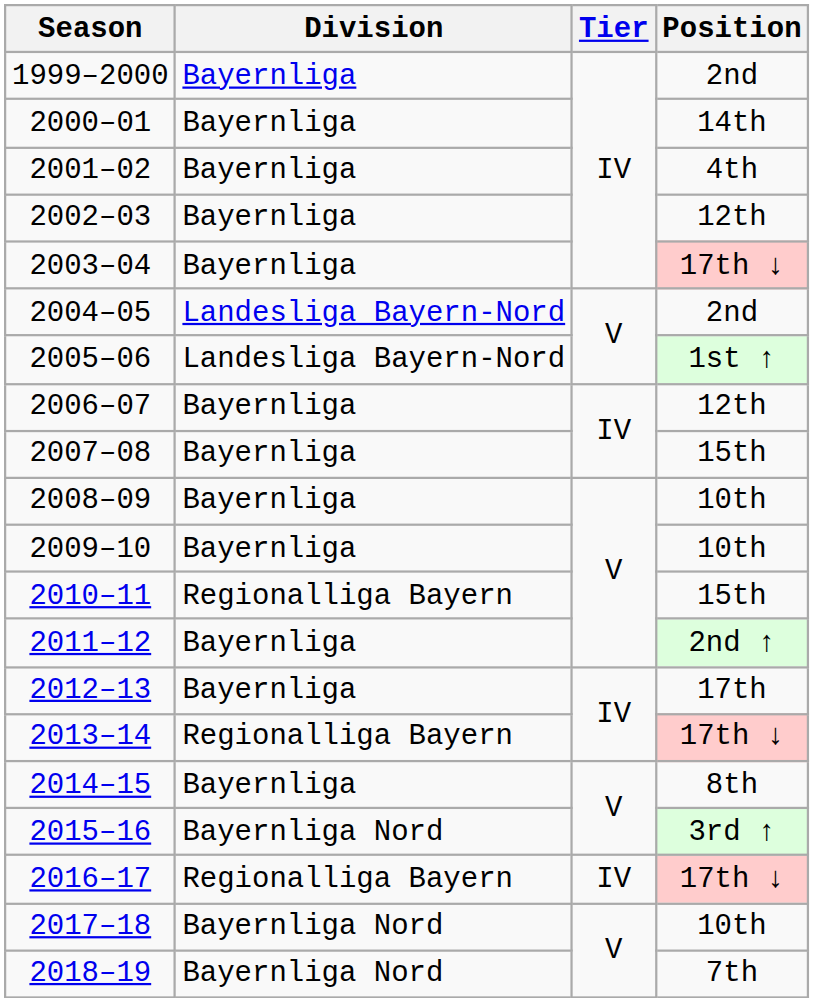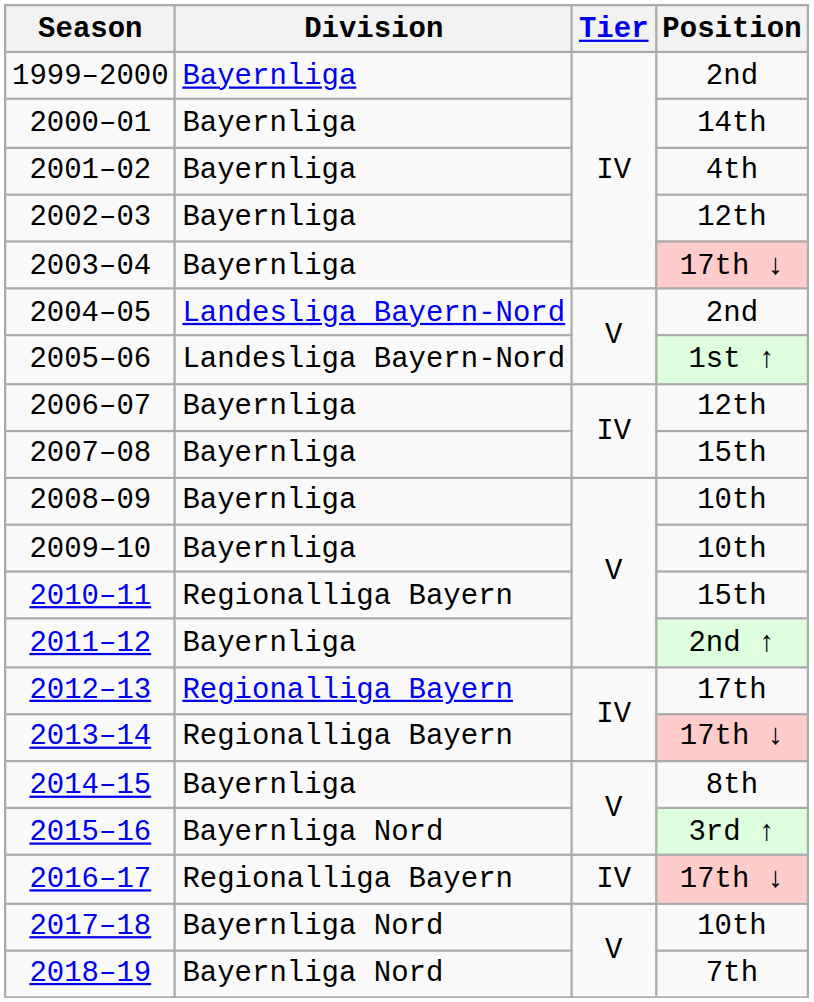(269, 690) Bayernliga -> (348, 690) Regionalliga Bayern
